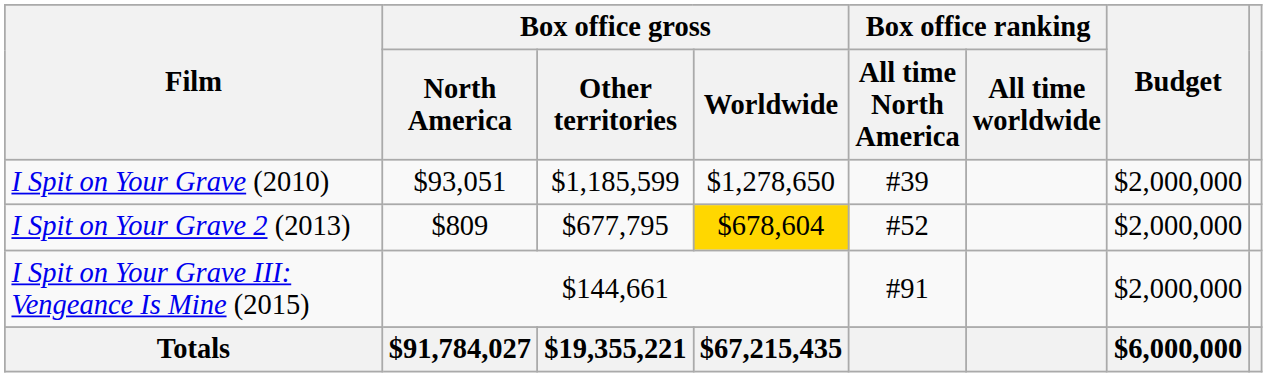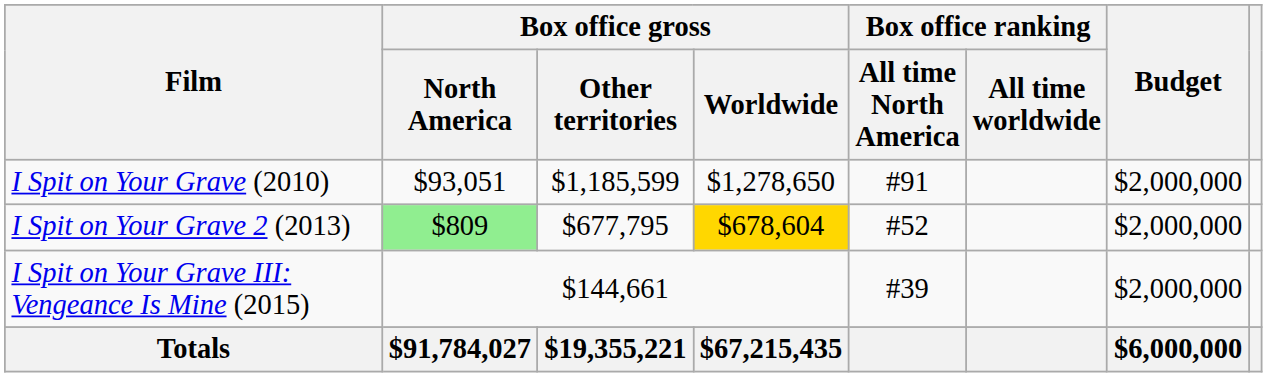(907, 181) #39 -> (907, 181) #91
(460, 226) no background -> (460, 226) lightgreen background
(907, 287) #91 -> (907, 287) #39
